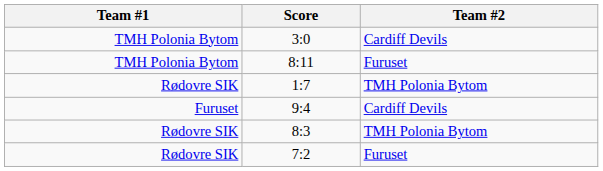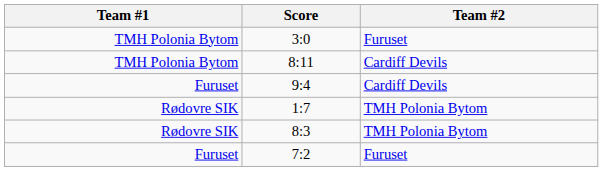(405, 39) Cardiff Devils -> (386, 39) Furuset
(386, 62) Furuset -> (405, 62) Cardiff Devils
rows swapped: (301, 108) <-> (301, 85)
(200, 154) Rødovre SIK -> (216, 154) Furuset
